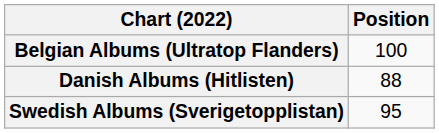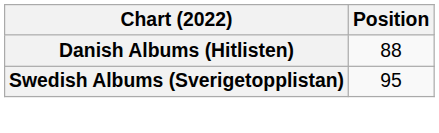- row: (177, 50)
